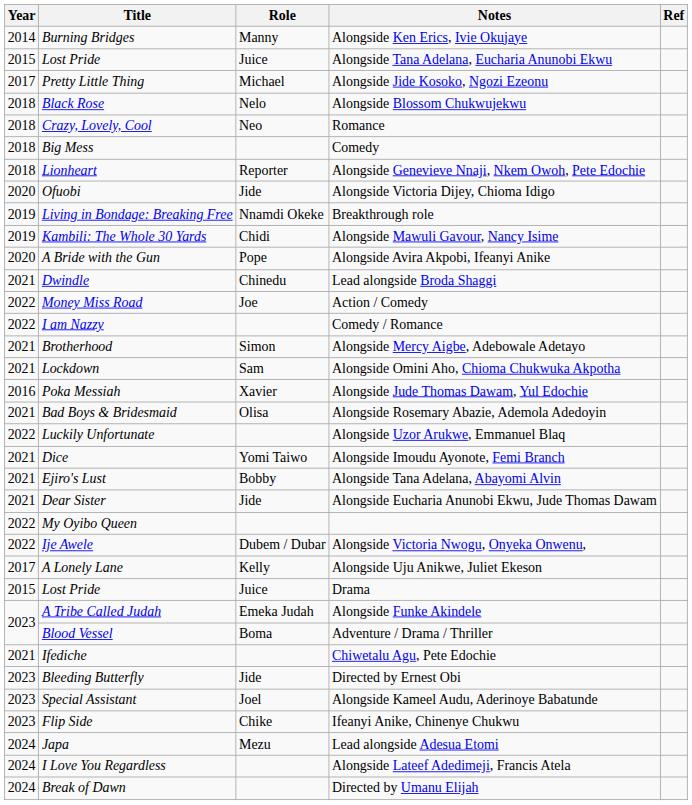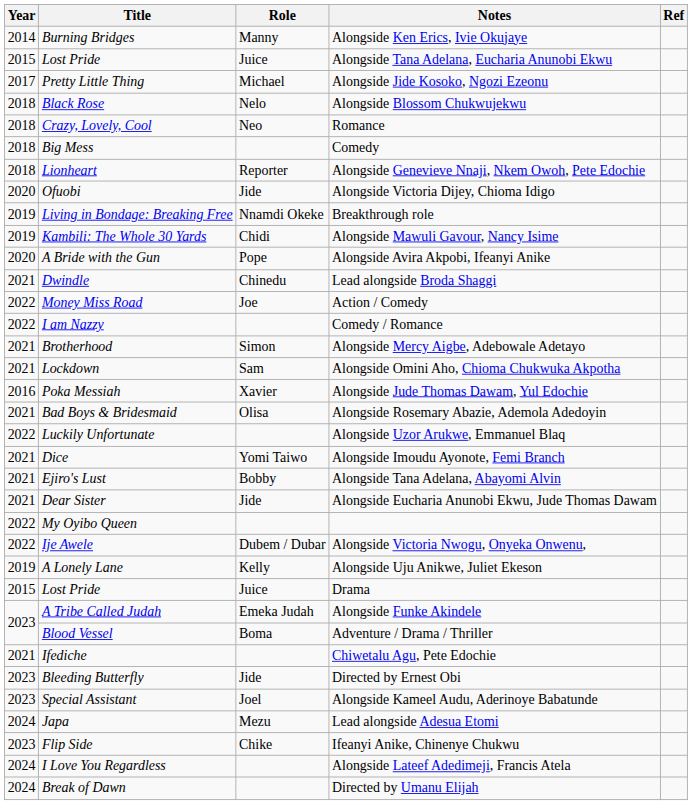(22, 567) 2017 -> (22, 567) 2019
rows swapped: (426, 721) <-> (415, 744)
